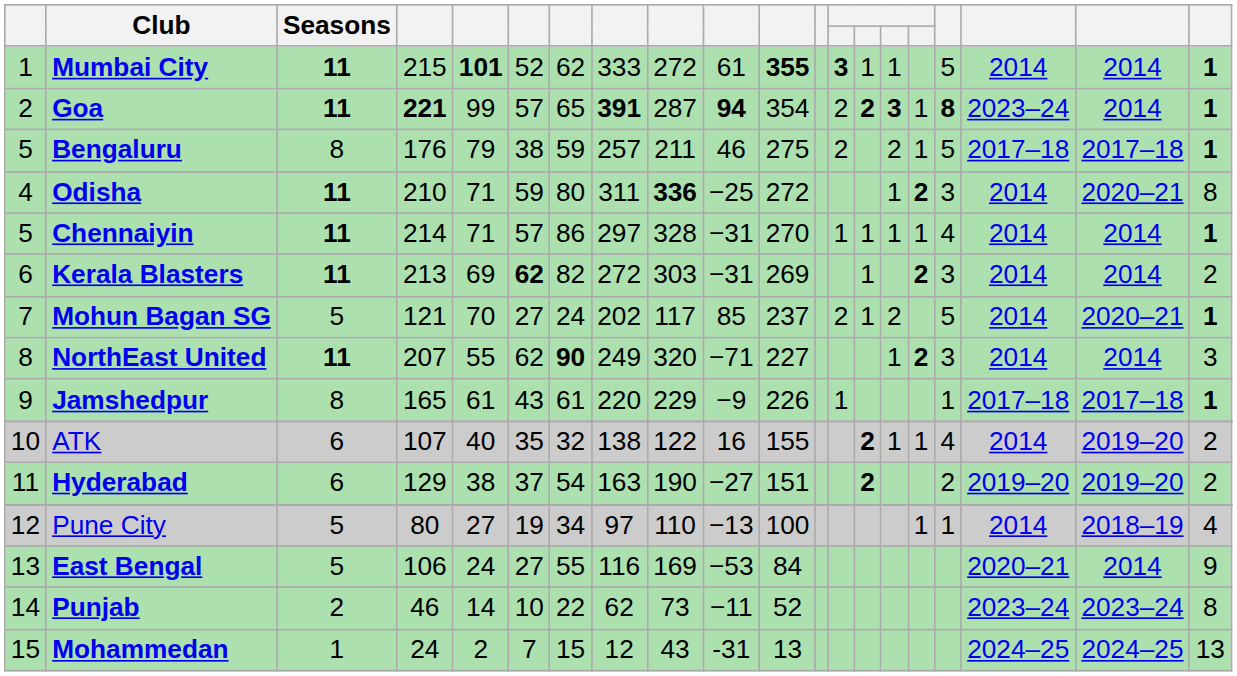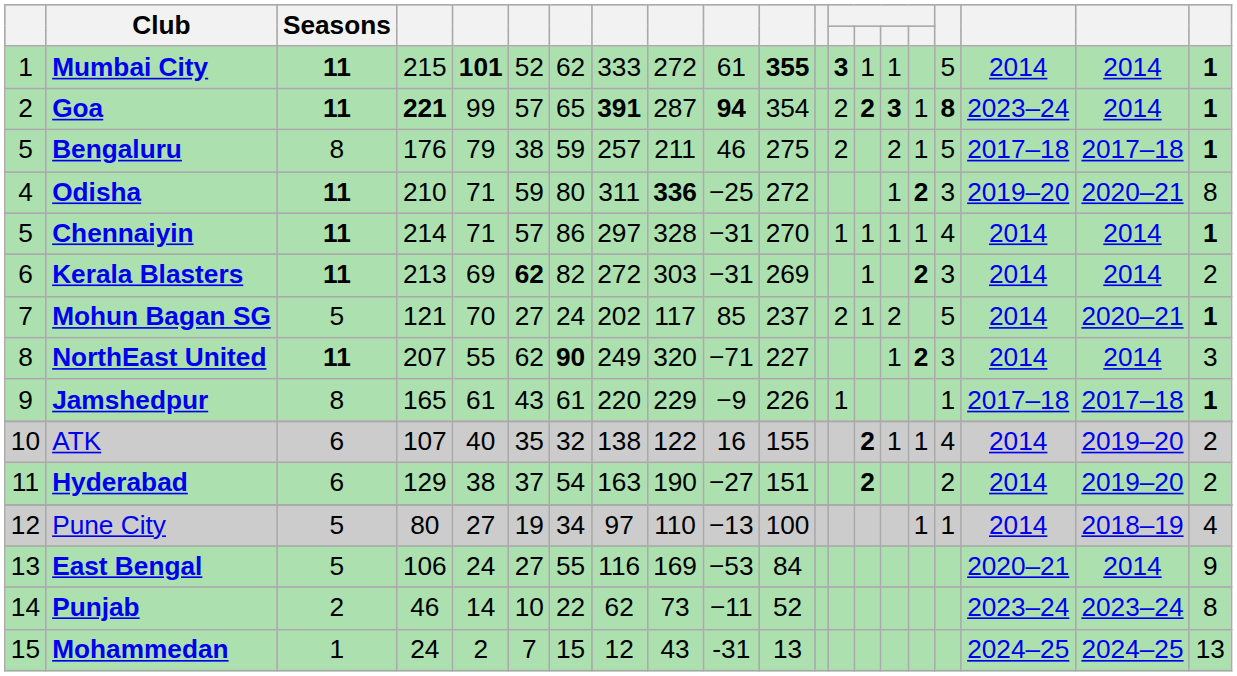(1018, 191) 2014 -> (1018, 191) 2019–20
(1018, 483) 2019–20 -> (1018, 483) 2014
